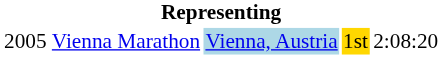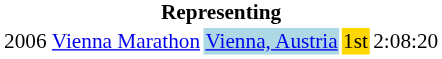(25, 41) 2005 -> (25, 41) 2006
